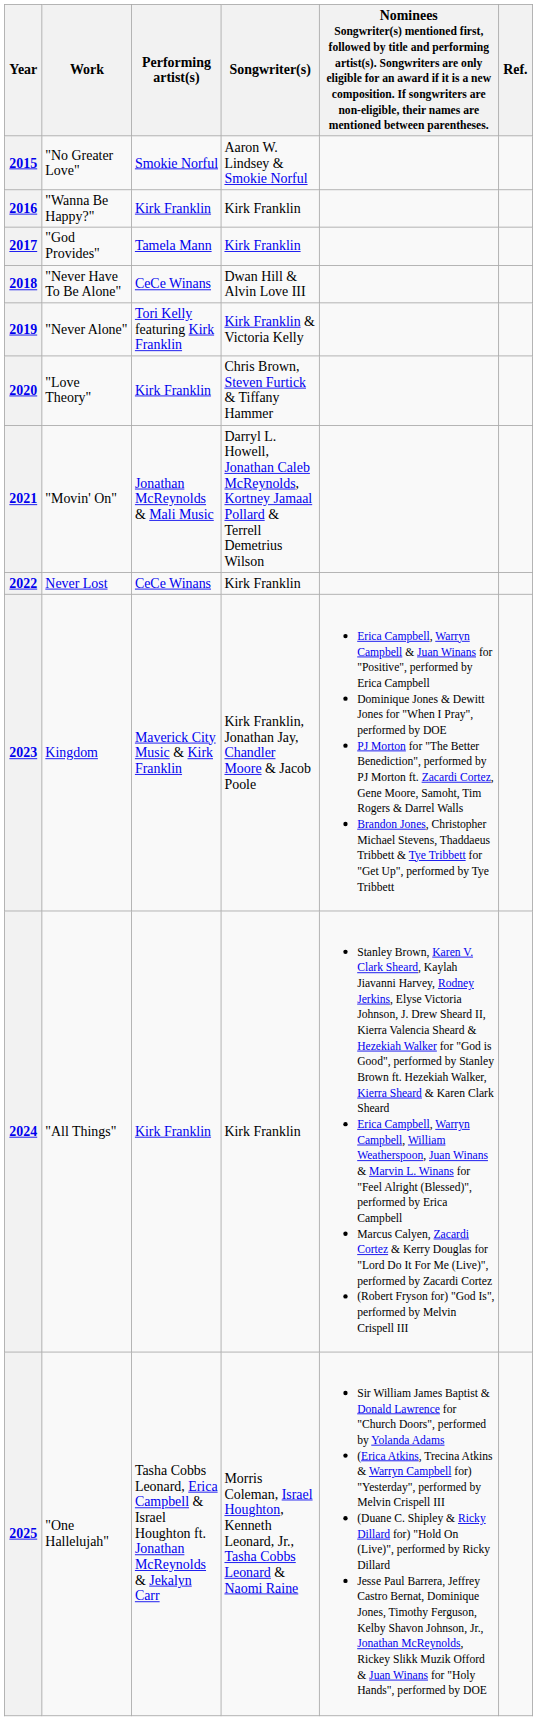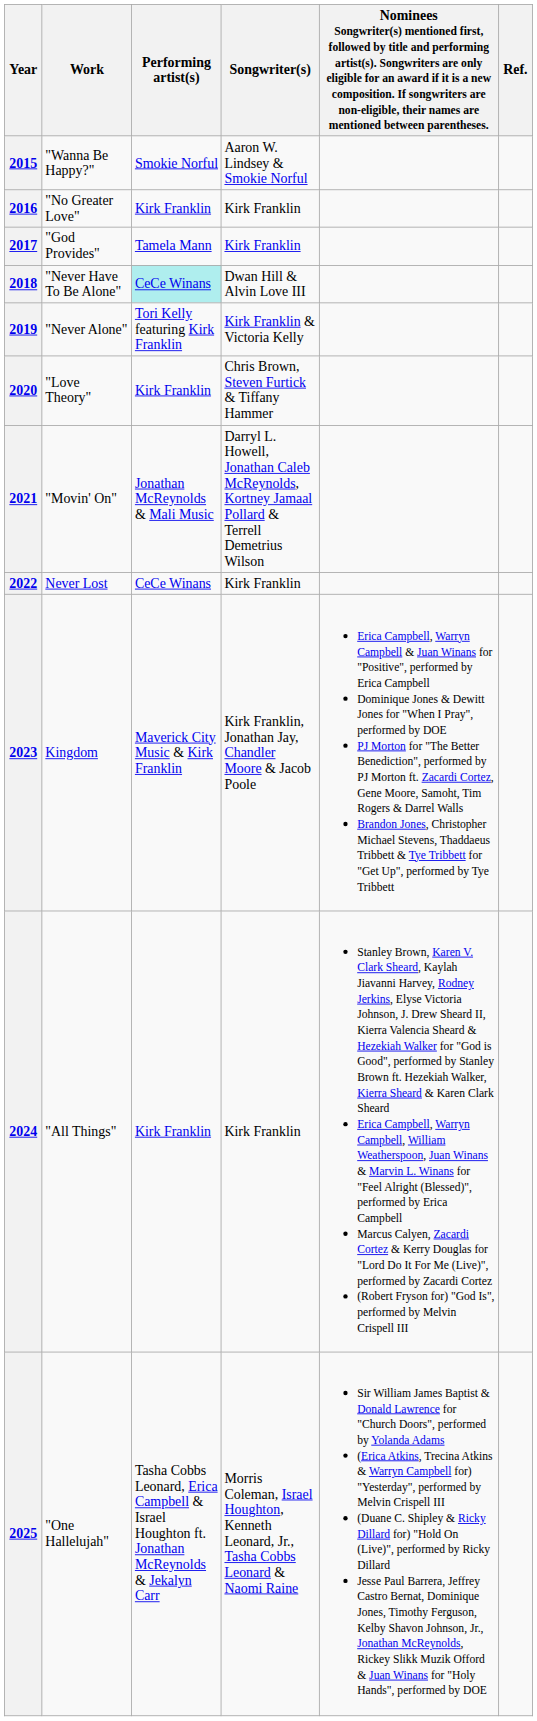(79, 162) "No Greater Love" -> (77, 162) "Wanna Be Happy?"
(77, 208) "Wanna Be Happy?" -> (79, 208) "No Greater Love"
(173, 283) no background -> (173, 283) paleturquoise background
